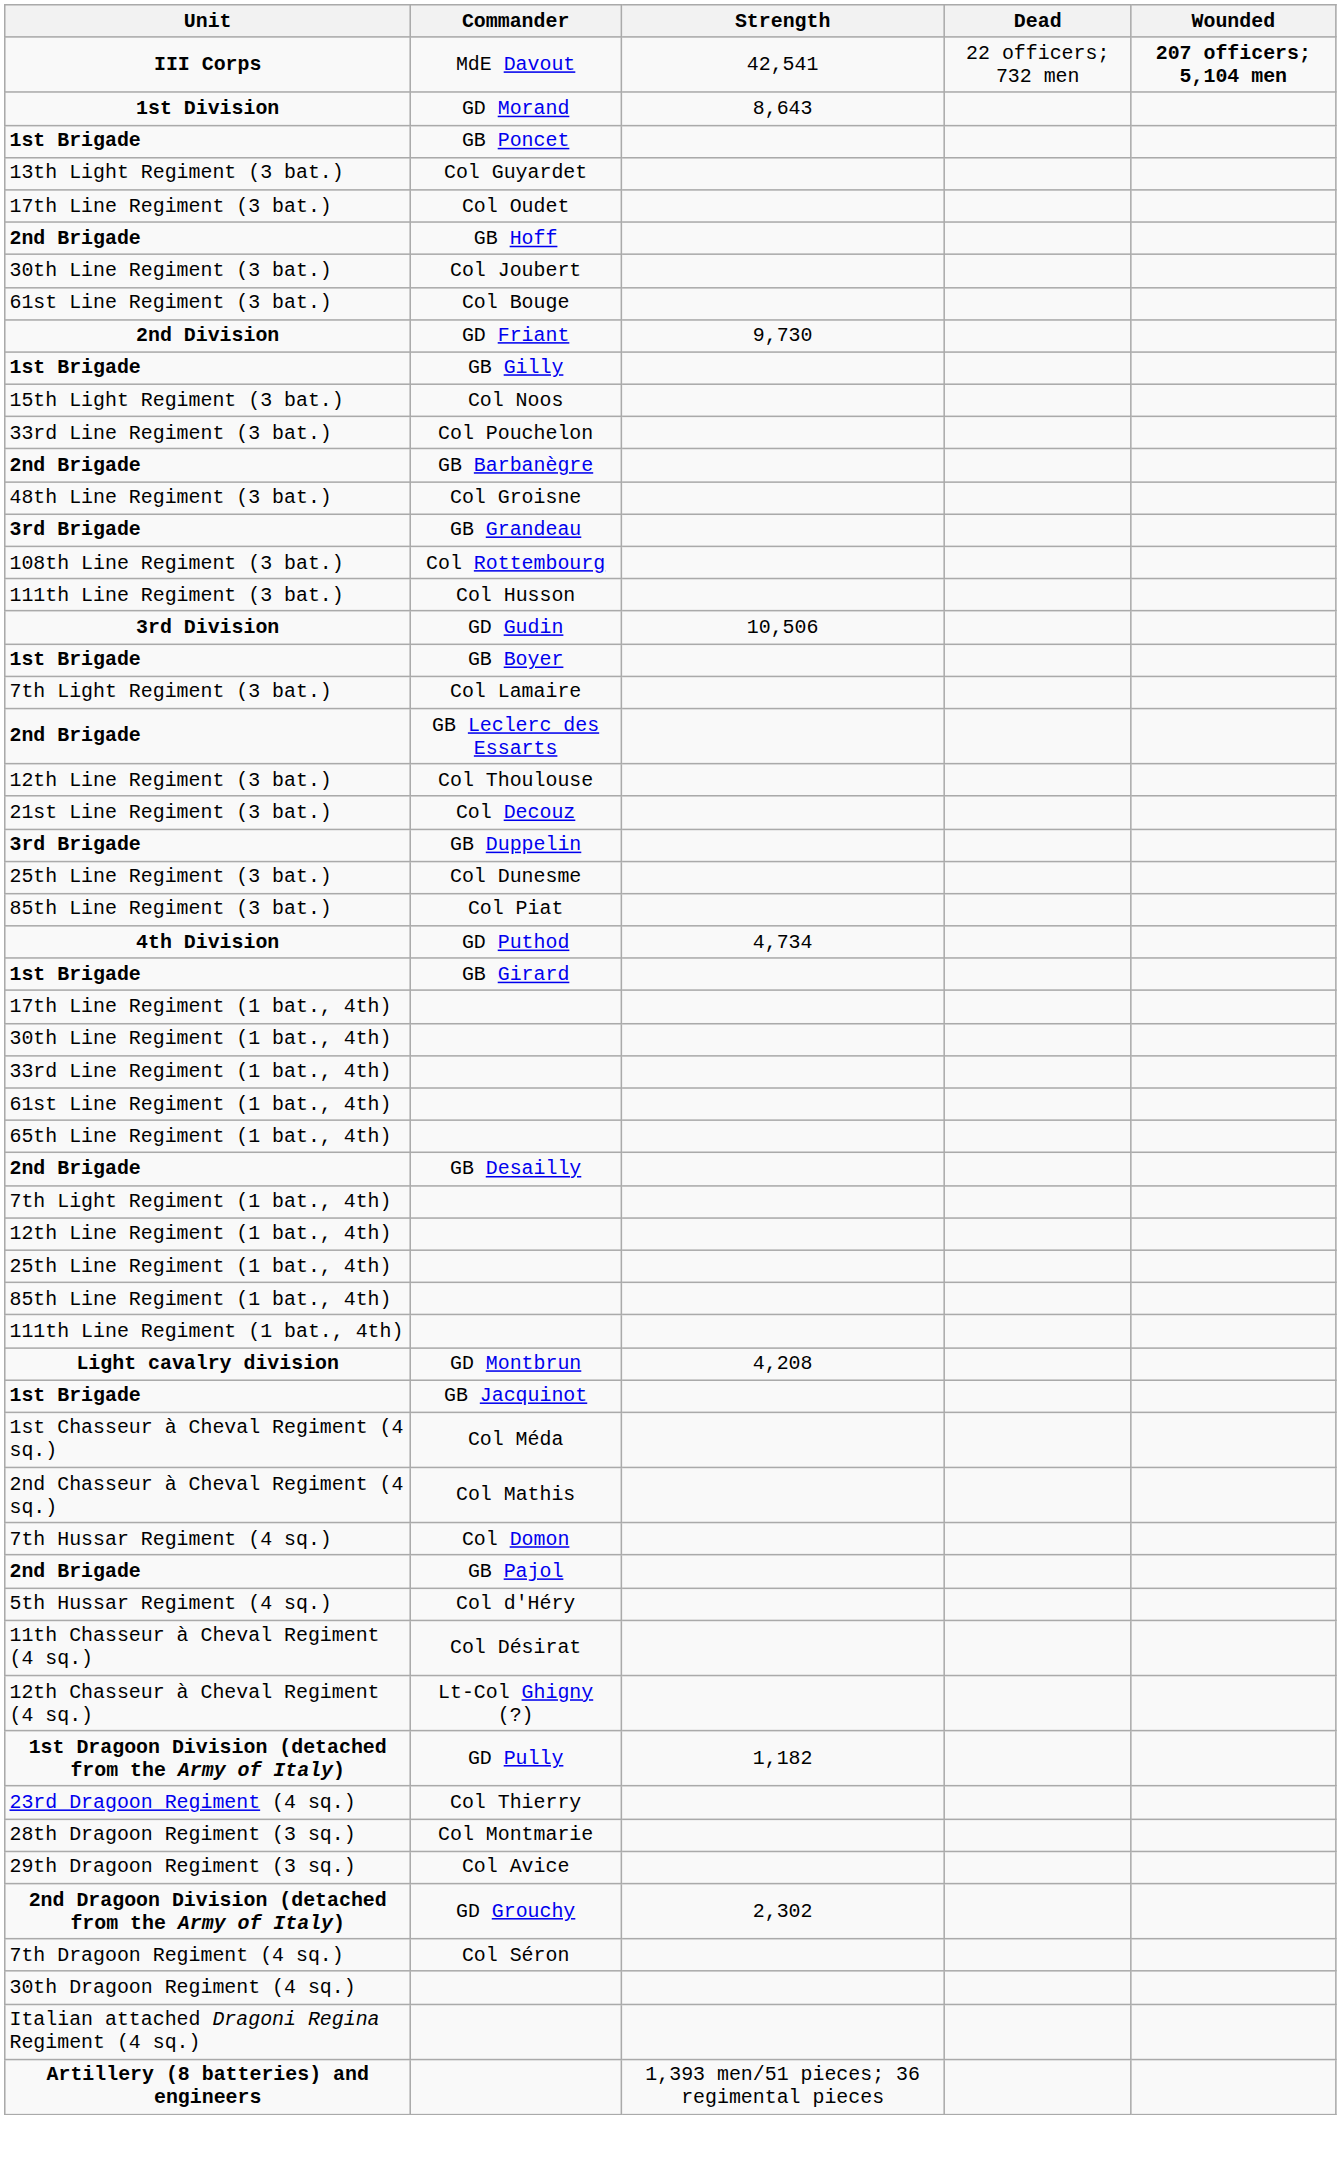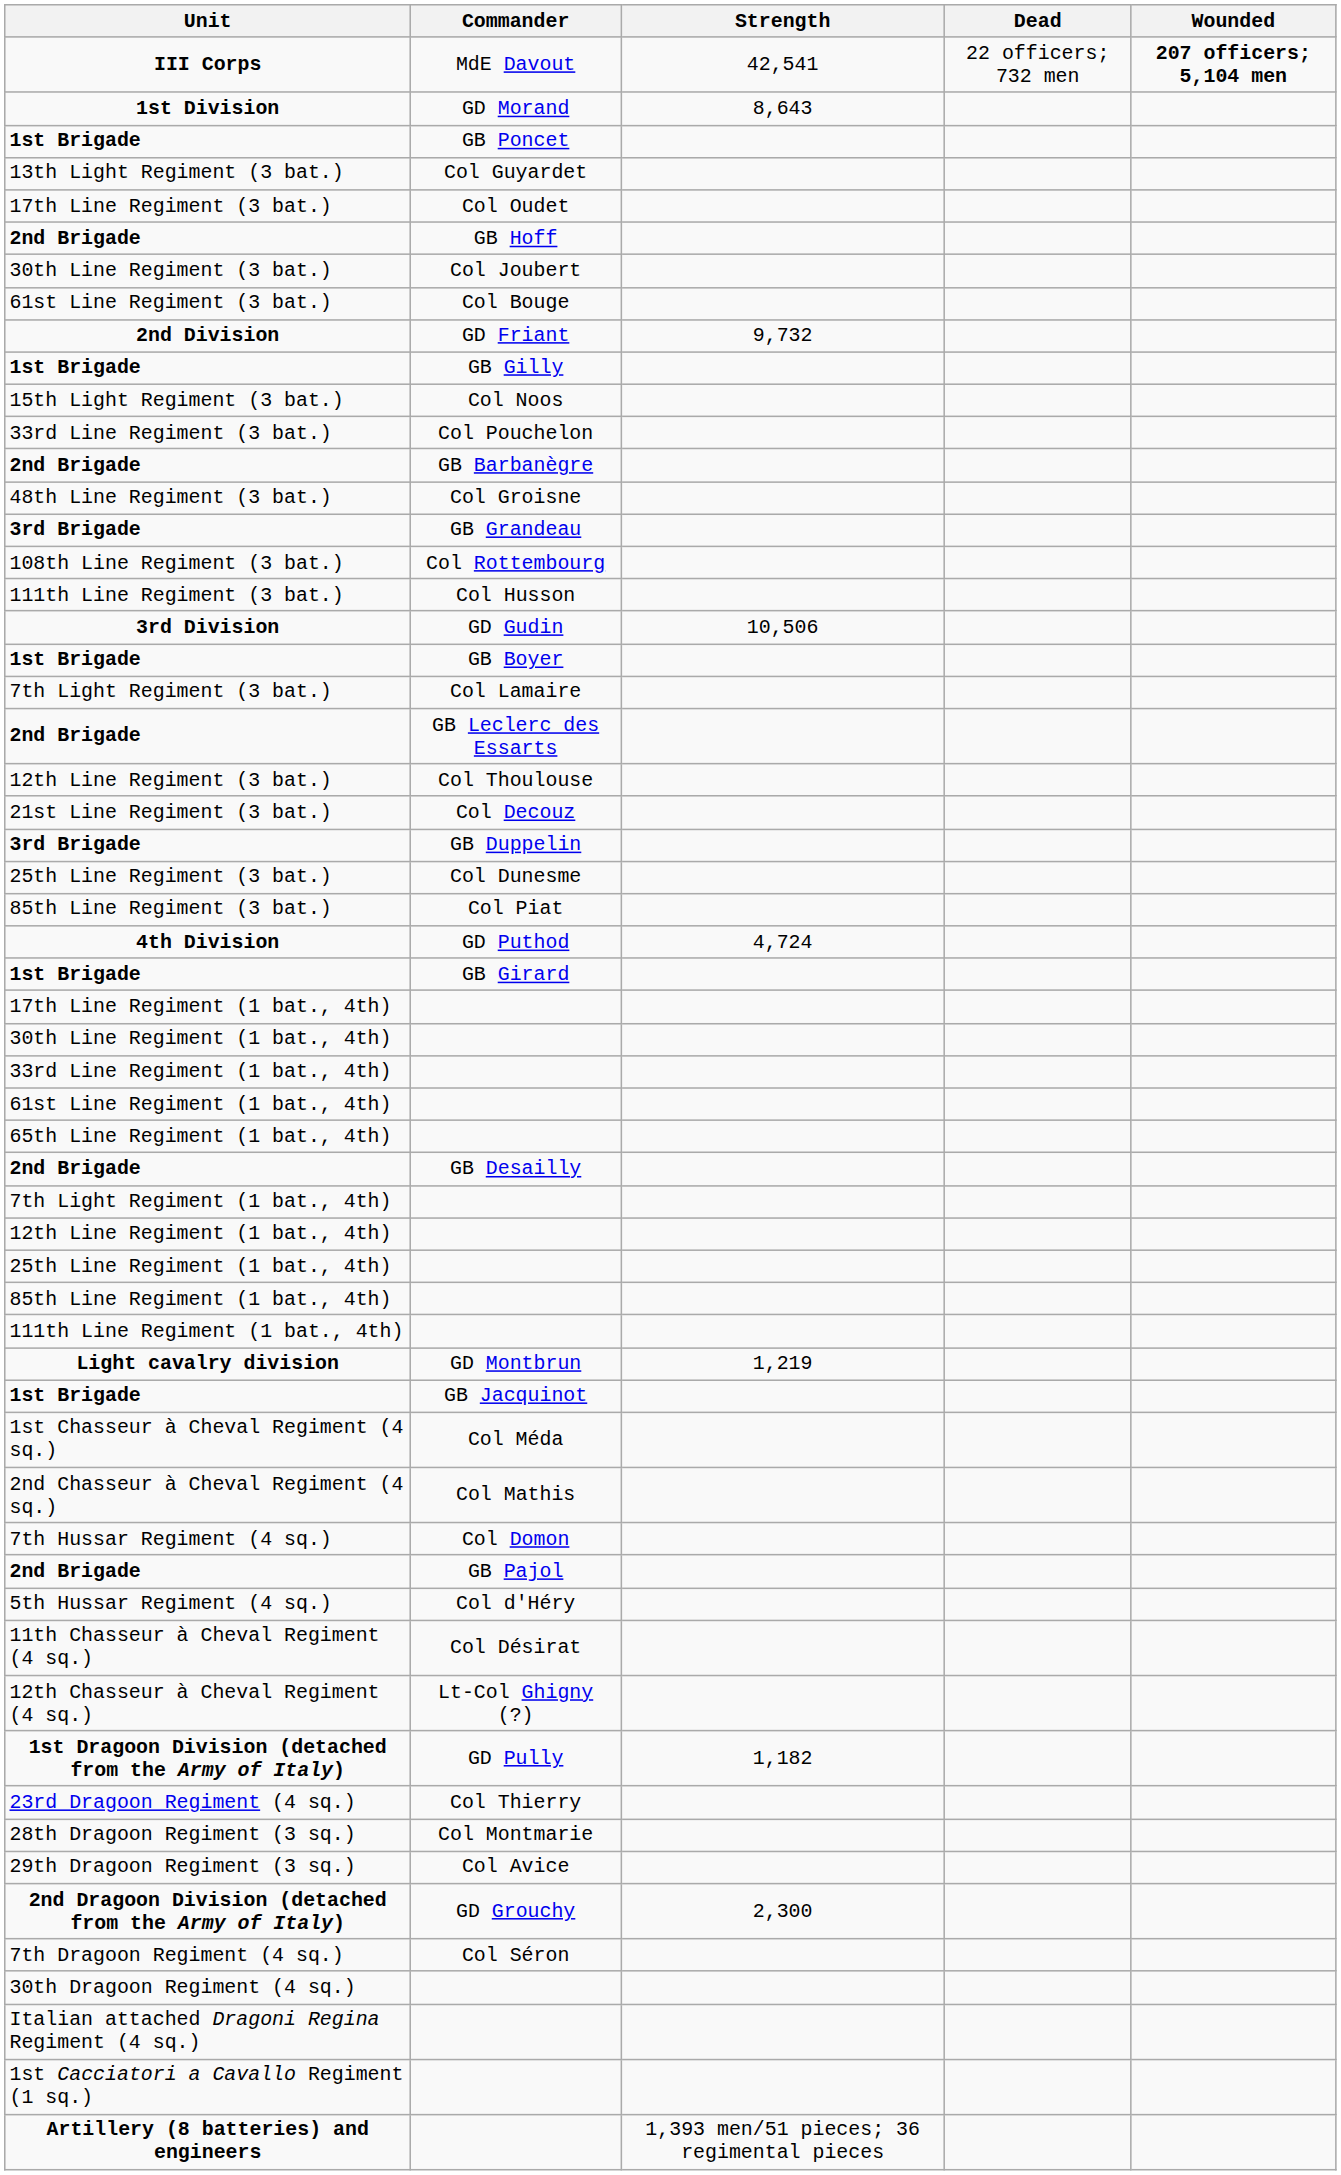(783, 336) 9,730 -> (783, 336) 9,732
(783, 942) 4,734 -> (783, 942) 4,724
(783, 1364) 4,208 -> (783, 1364) 1,219
(783, 1911) 2,302 -> (783, 1911) 2,300
+ row: (206, 2087)
